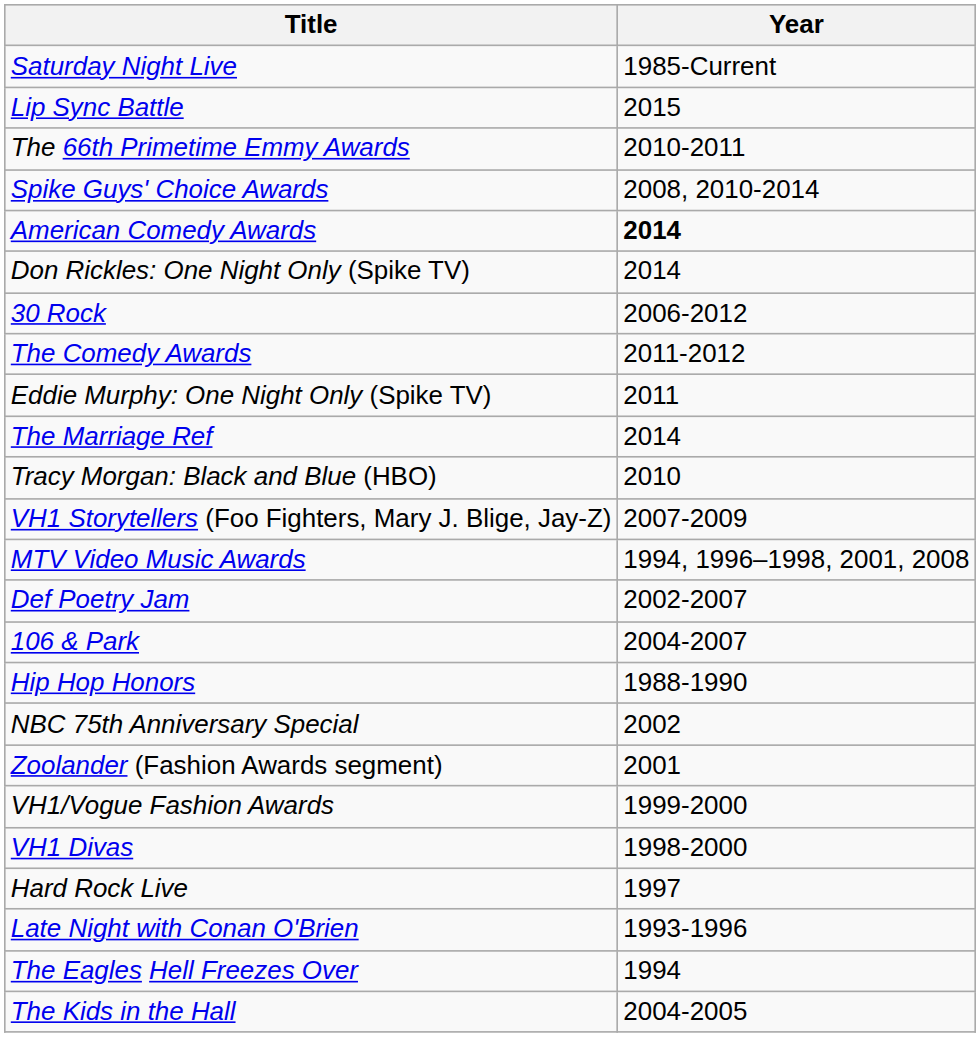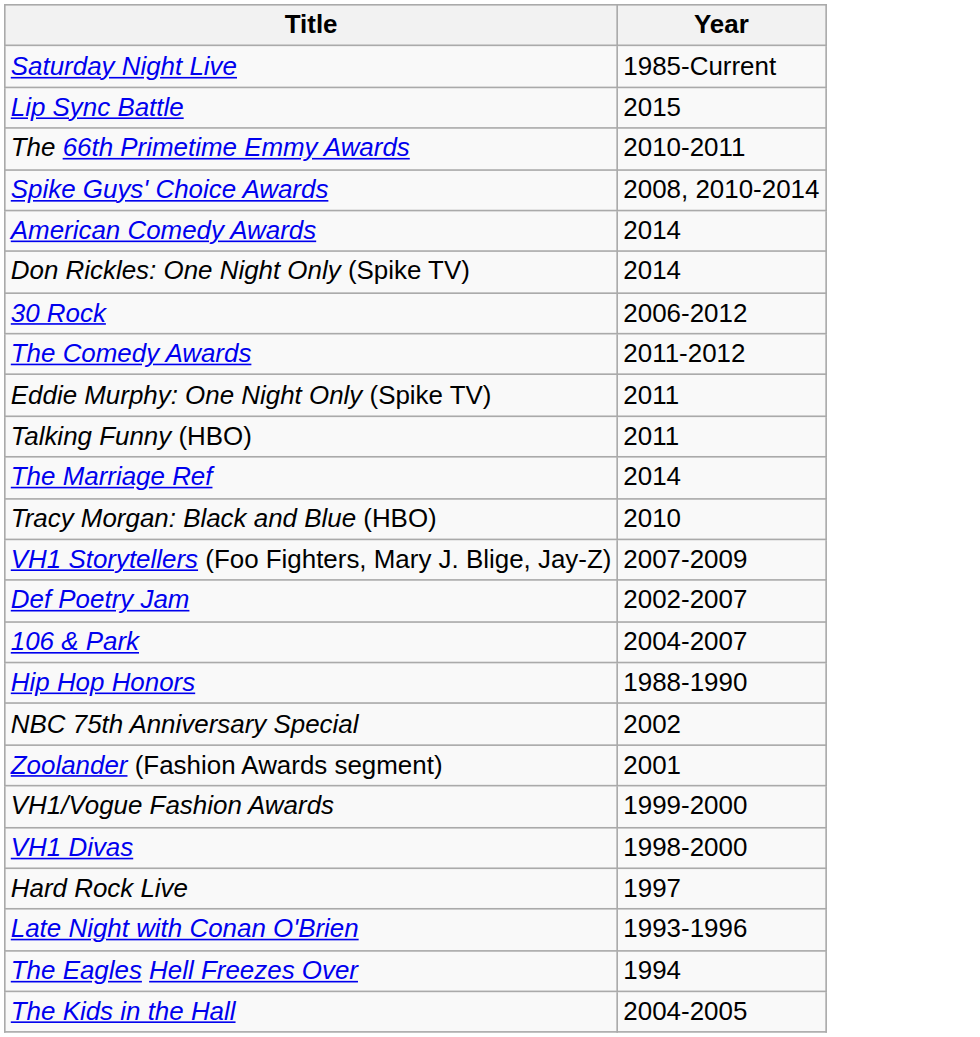(652, 230) bold -> (652, 230) normal
+ row: (131, 436)
- row: (158, 559)
